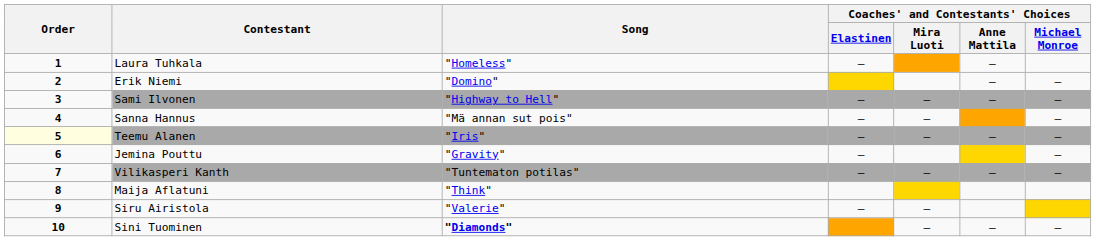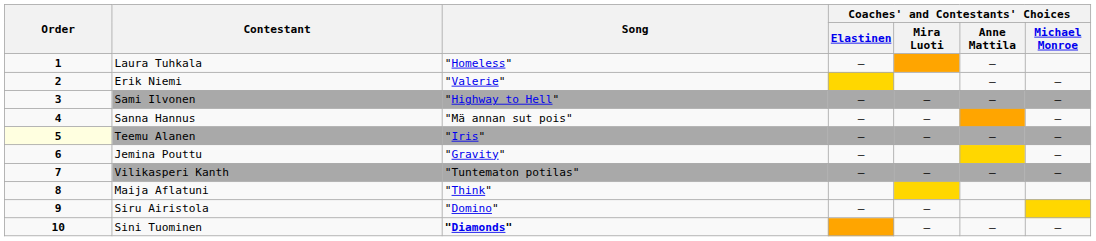(472, 81) "Domino" -> (475, 81) "Valerie"
(475, 209) "Valerie" -> (472, 209) "Domino"
